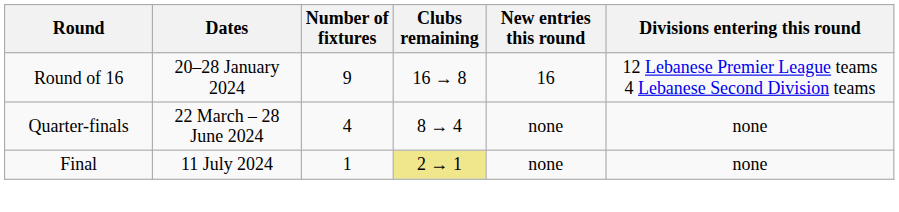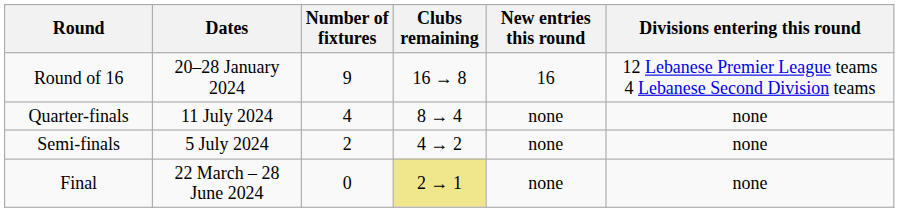(227, 125) 22 March – 28 June 2024 -> (227, 115) 11 July 2024
+ row: (79, 144)
(227, 164) 11 July 2024 -> (227, 182) 22 March – 28 June 2024
(347, 164) 1 -> (347, 182) 0
